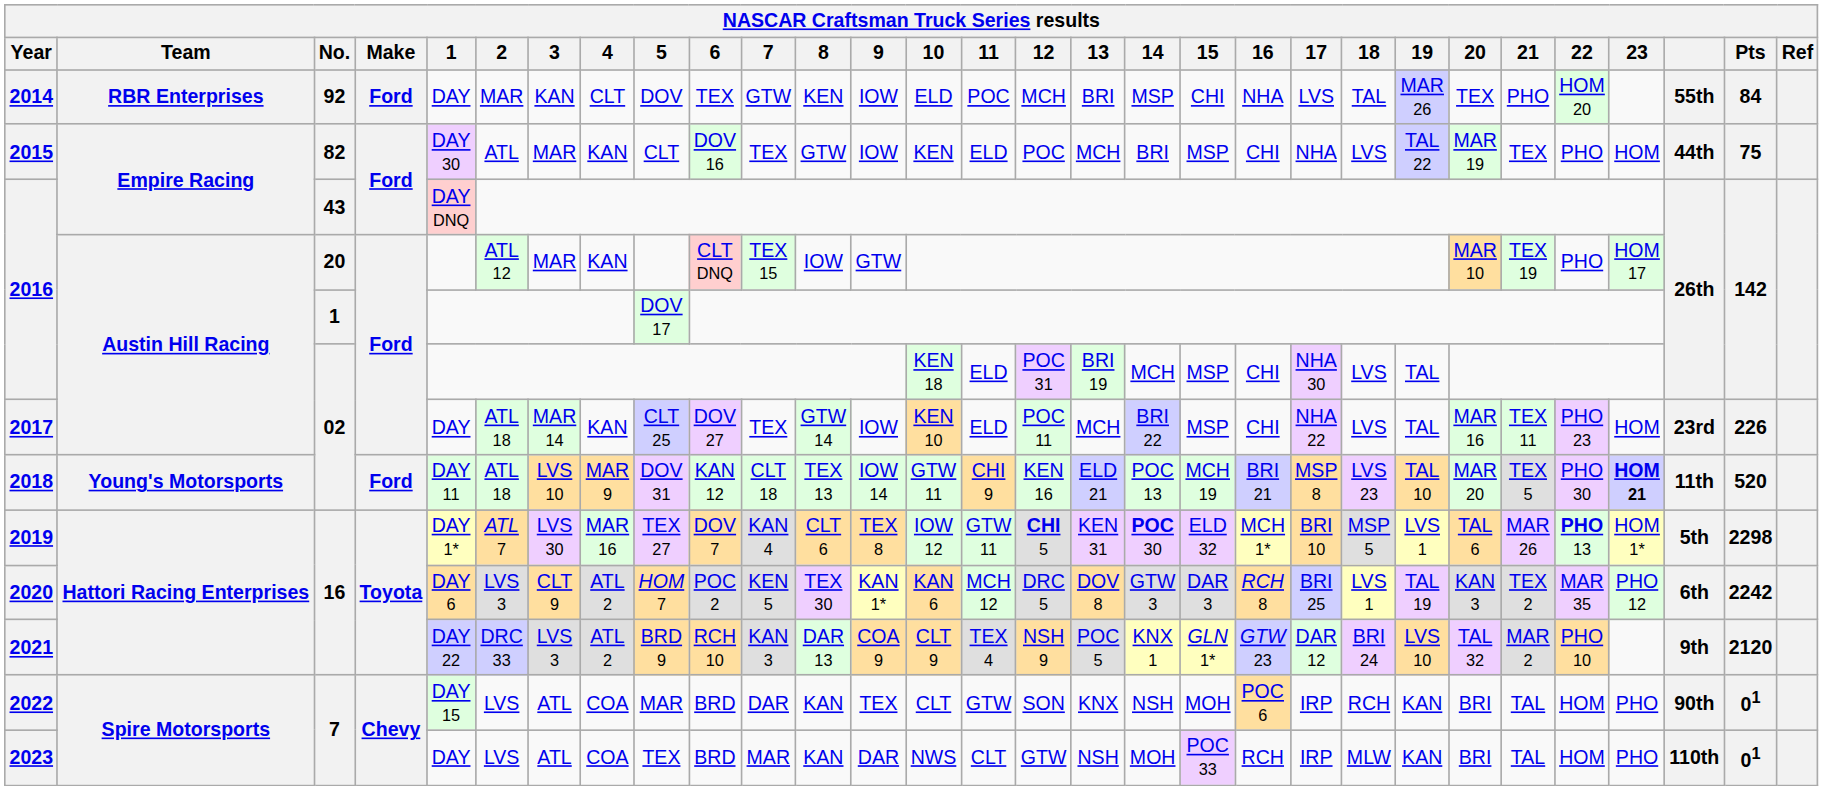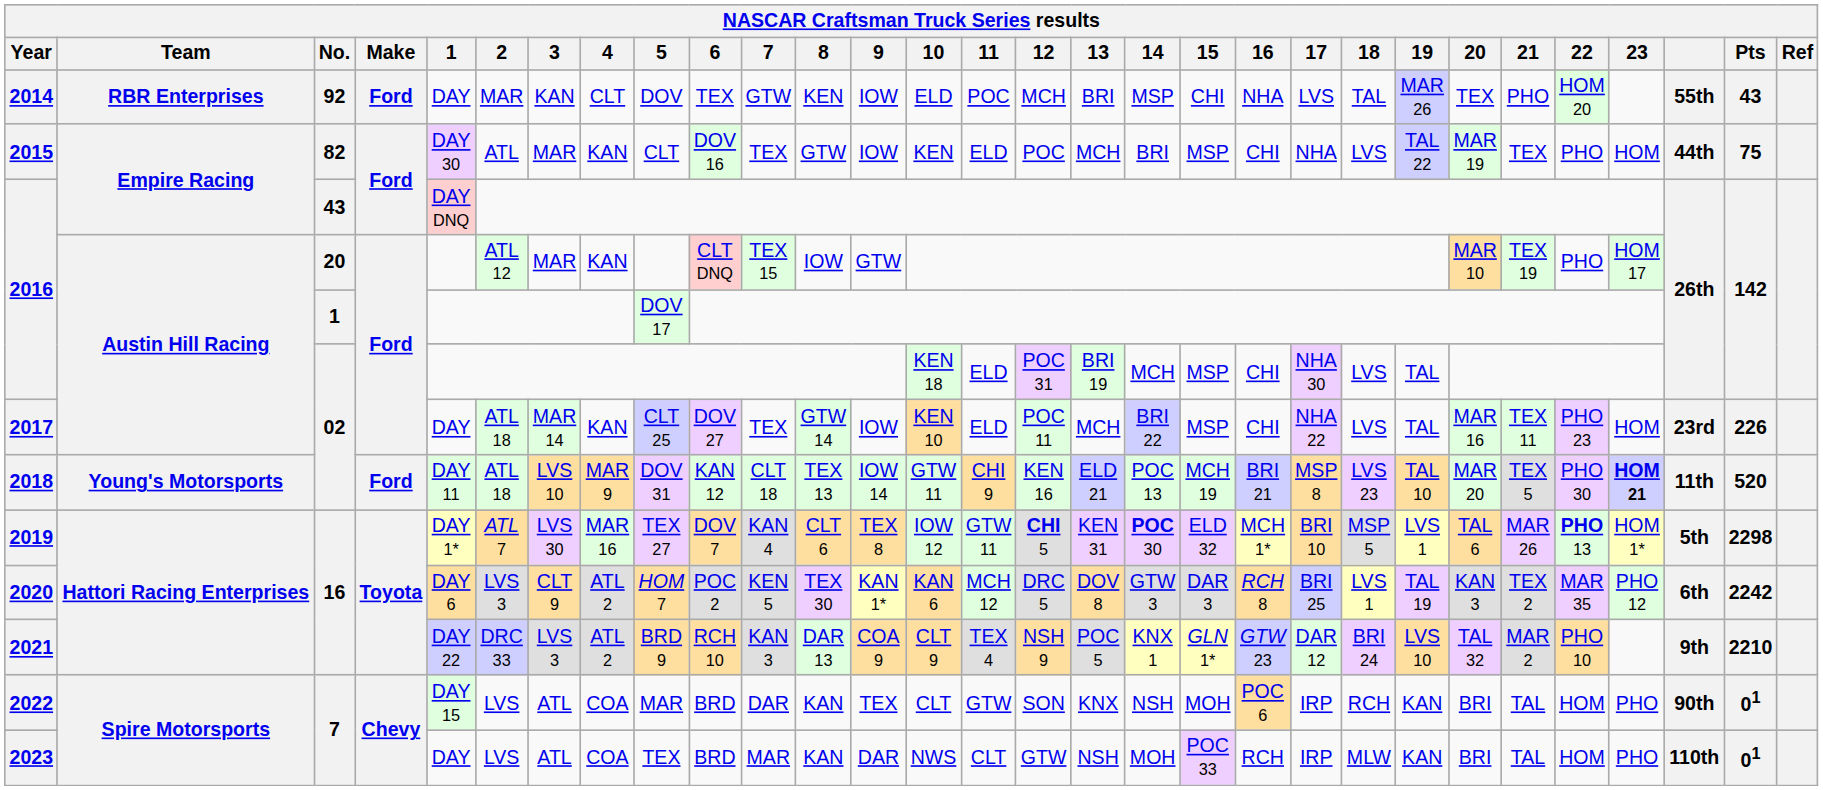(1751, 97) 84 -> (1751, 97) 43
(1751, 647) 2120 -> (1751, 647) 2210
